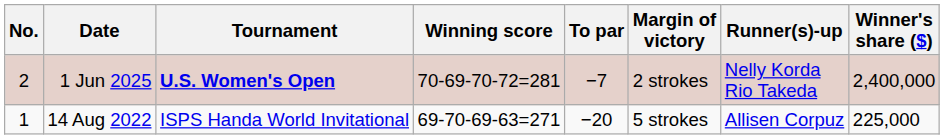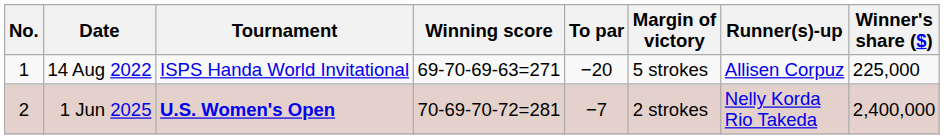rows swapped: (99, 120) <-> (106, 80)
